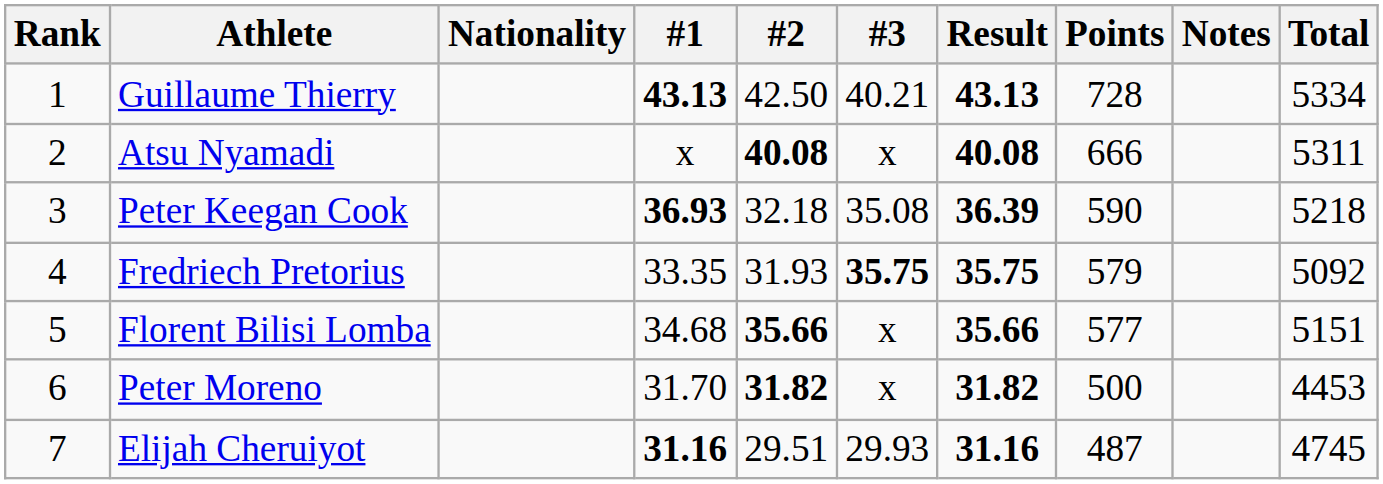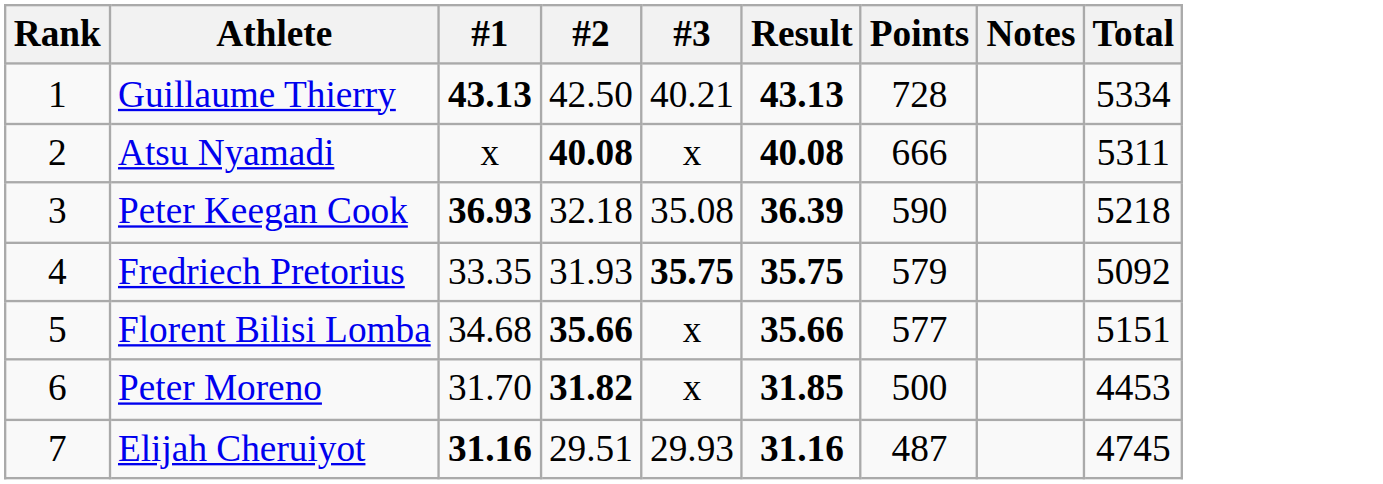- column: (537, 34)
(997, 388) 31.82 -> (802, 388) 31.85
